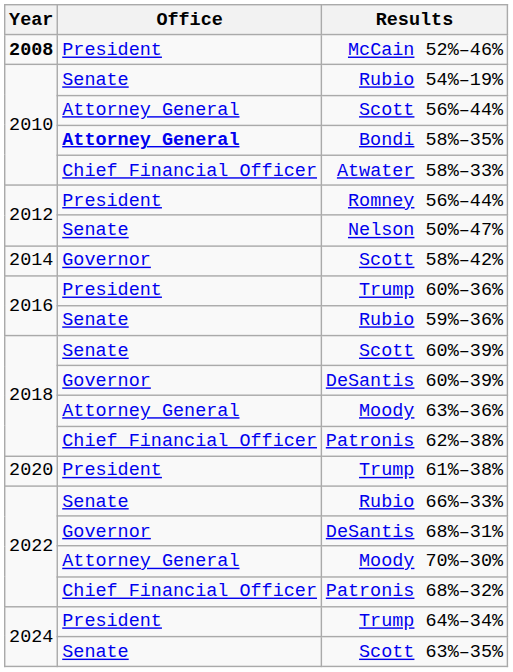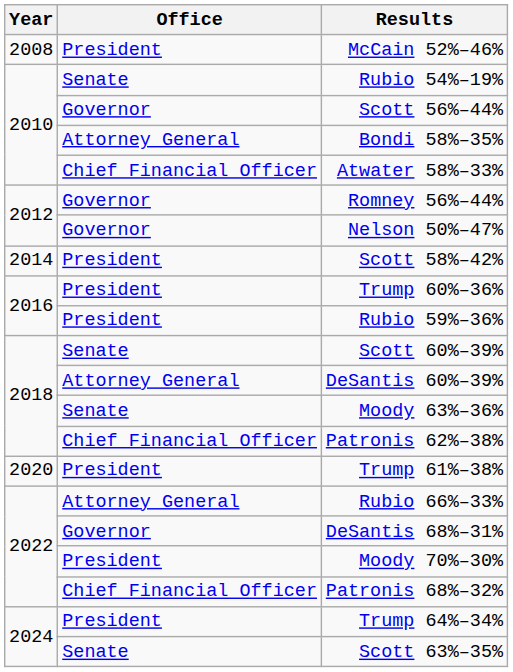(31, 50) bold -> (31, 50) normal
(151, 110) Attorney General -> (107, 110) Governor
(151, 140) bold -> (151, 140) normal
(112, 200) President -> (107, 200) Governor
(95, 230) Senate -> (107, 230) Governor
(107, 260) Governor -> (112, 260) President
(95, 321) Senate -> (112, 321) President
(107, 381) Governor -> (151, 381) Attorney General
(151, 411) Attorney General -> (95, 411) Senate
(95, 501) Senate -> (151, 501) Attorney General
(151, 561) Attorney General -> (112, 561) President
